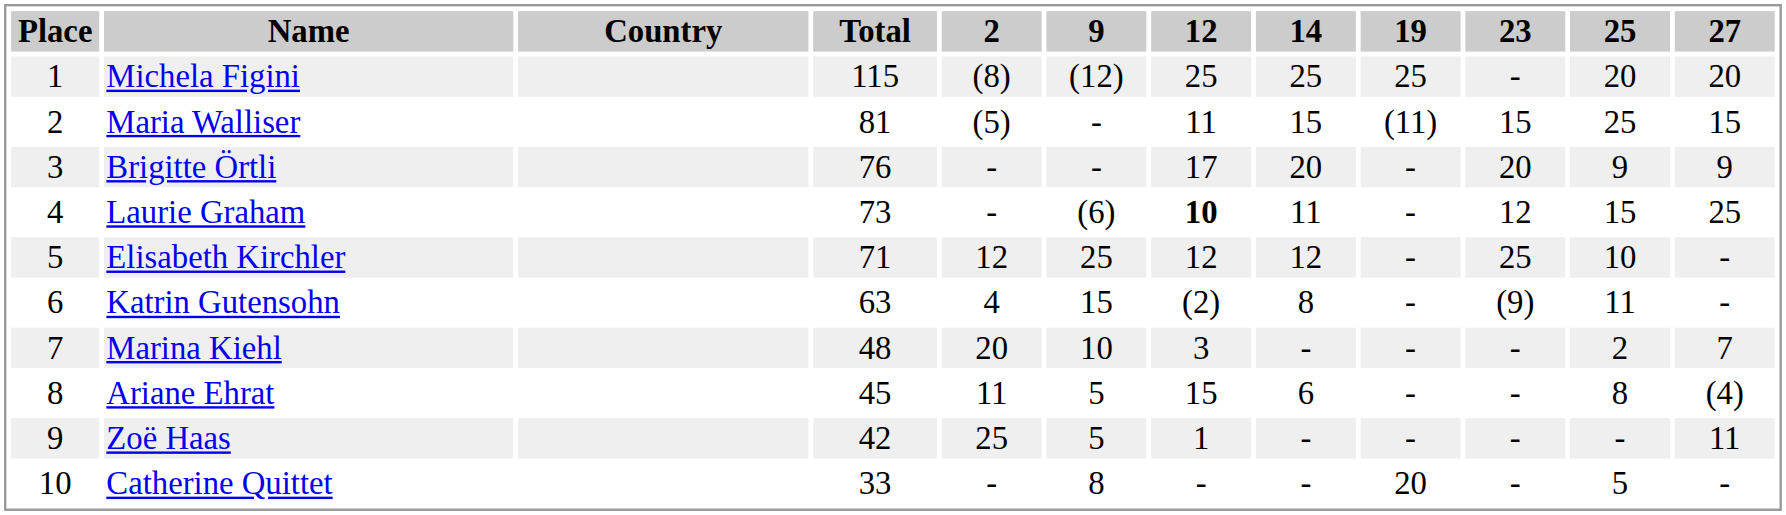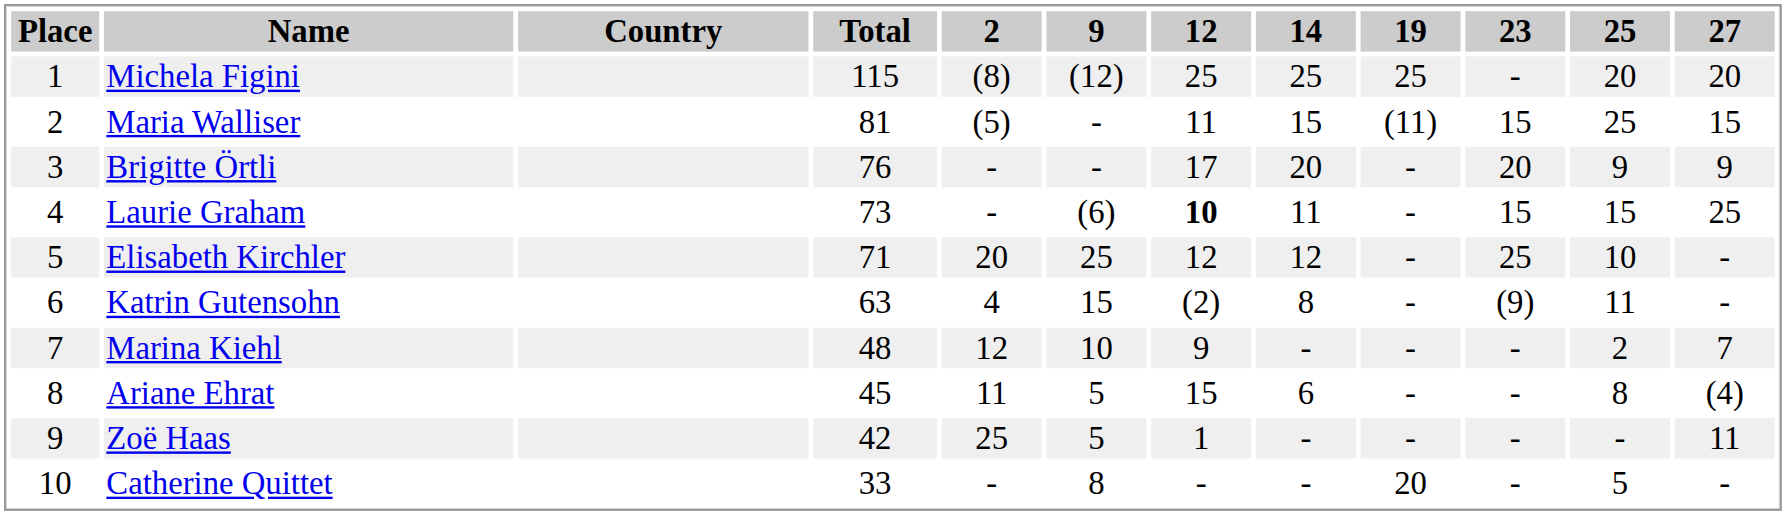(1515, 212) 12 -> (1515, 212) 15
(992, 257) 12 -> (992, 257) 20
(992, 348) 20 -> (992, 348) 12
(1201, 348) 3 -> (1201, 348) 9
